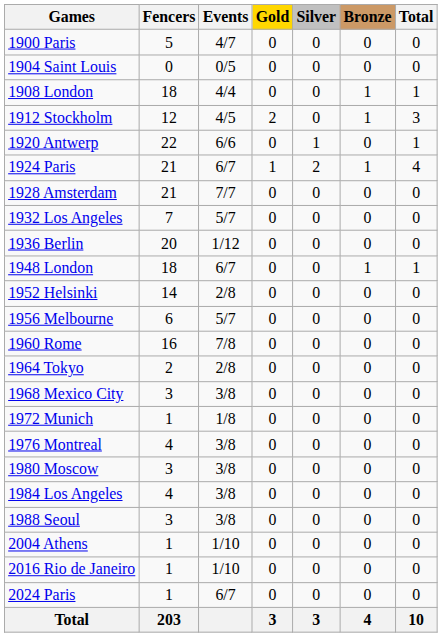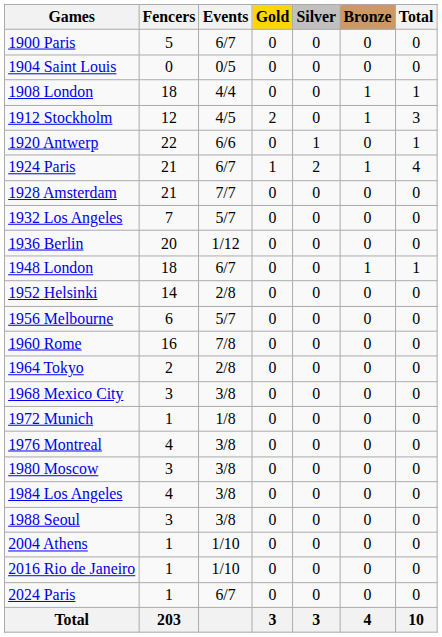(226, 42) 4/7 -> (226, 42) 6/7
